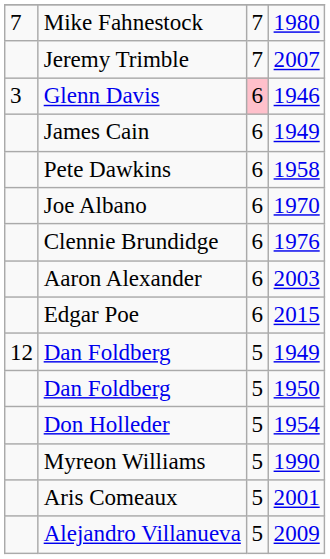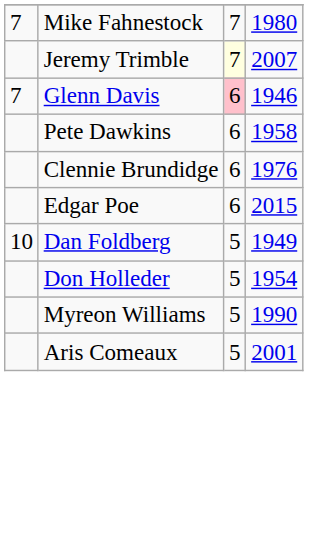(257, 59) no background -> (235, 59) lightyellow background
(16, 95) 3 -> (16, 95) 7
- row: (96, 132)
- row: (95, 205)
- row: (123, 278)
(22, 351) 12 -> (22, 242) 10
- row: (107, 388)
- row: (142, 534)
